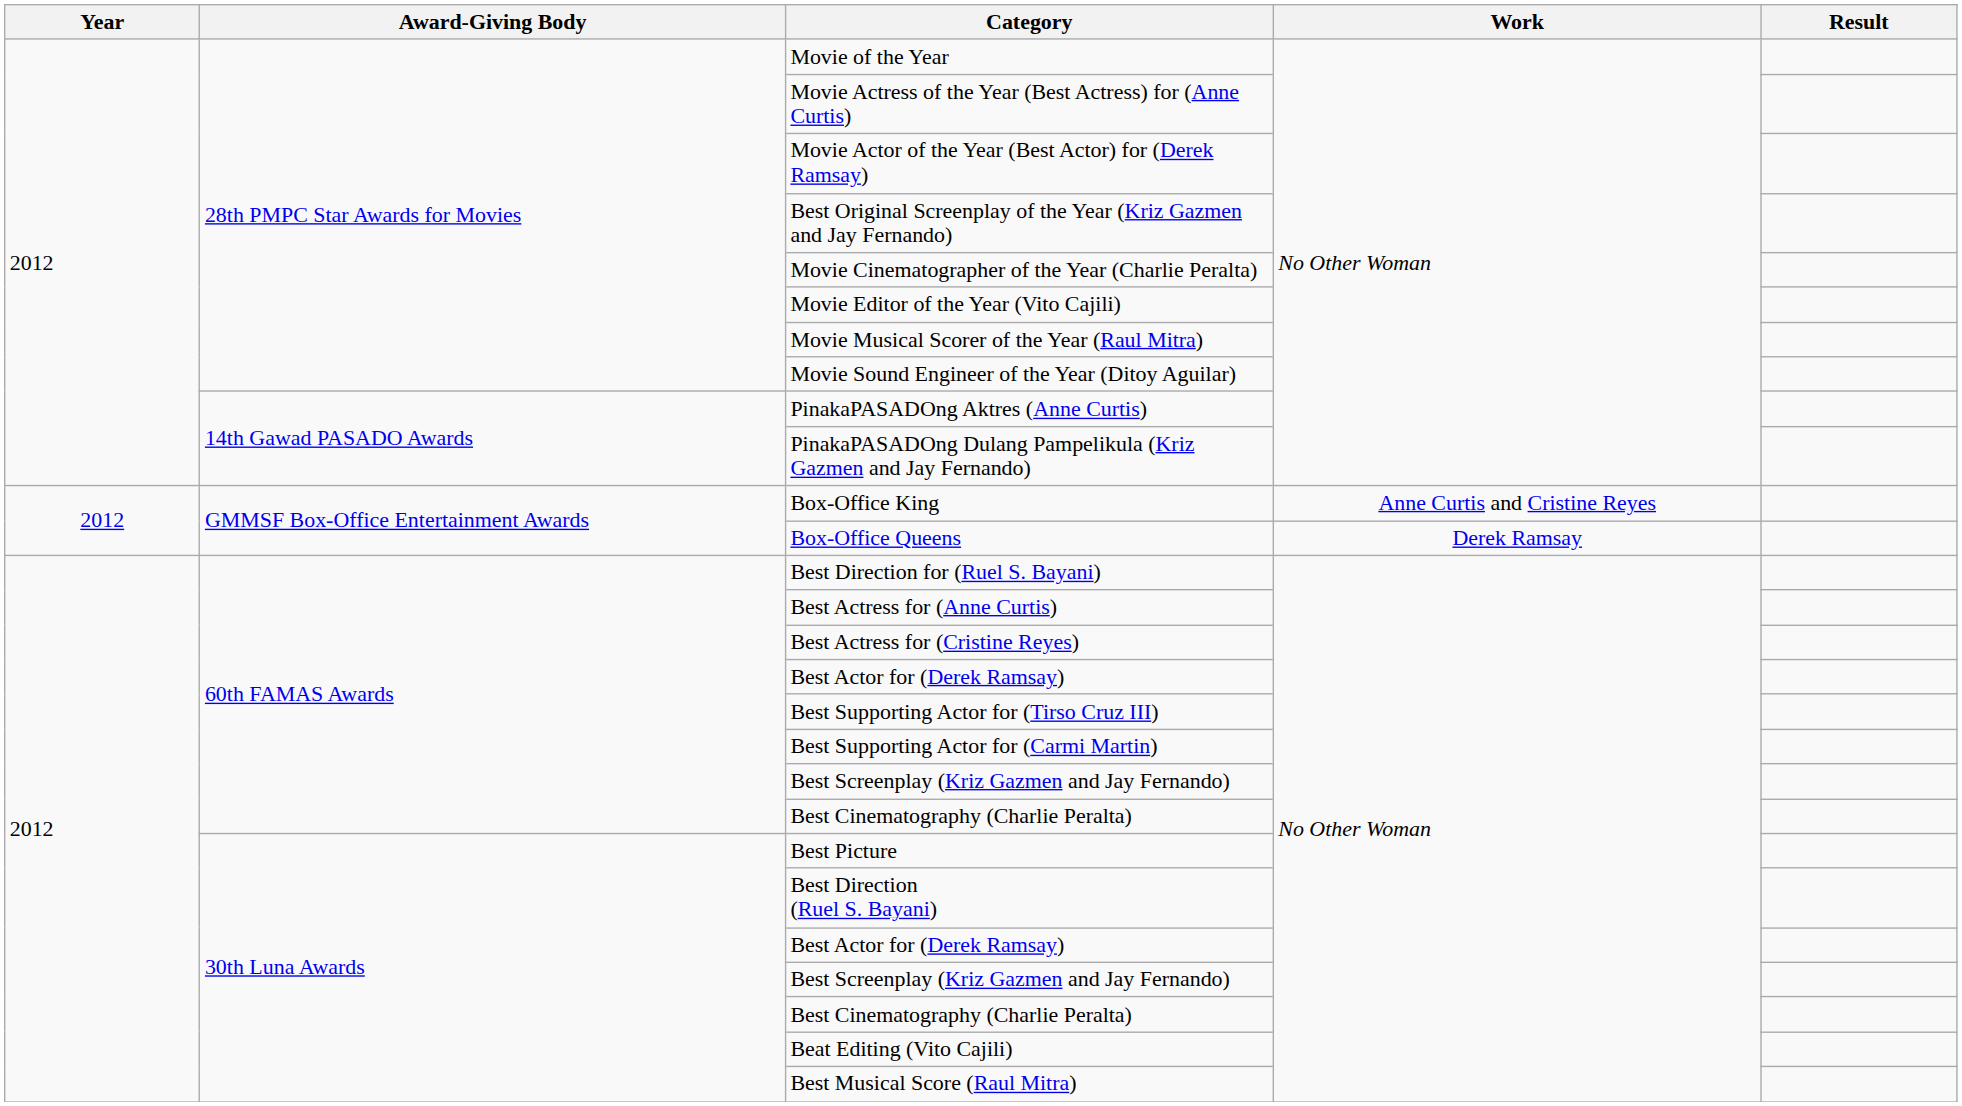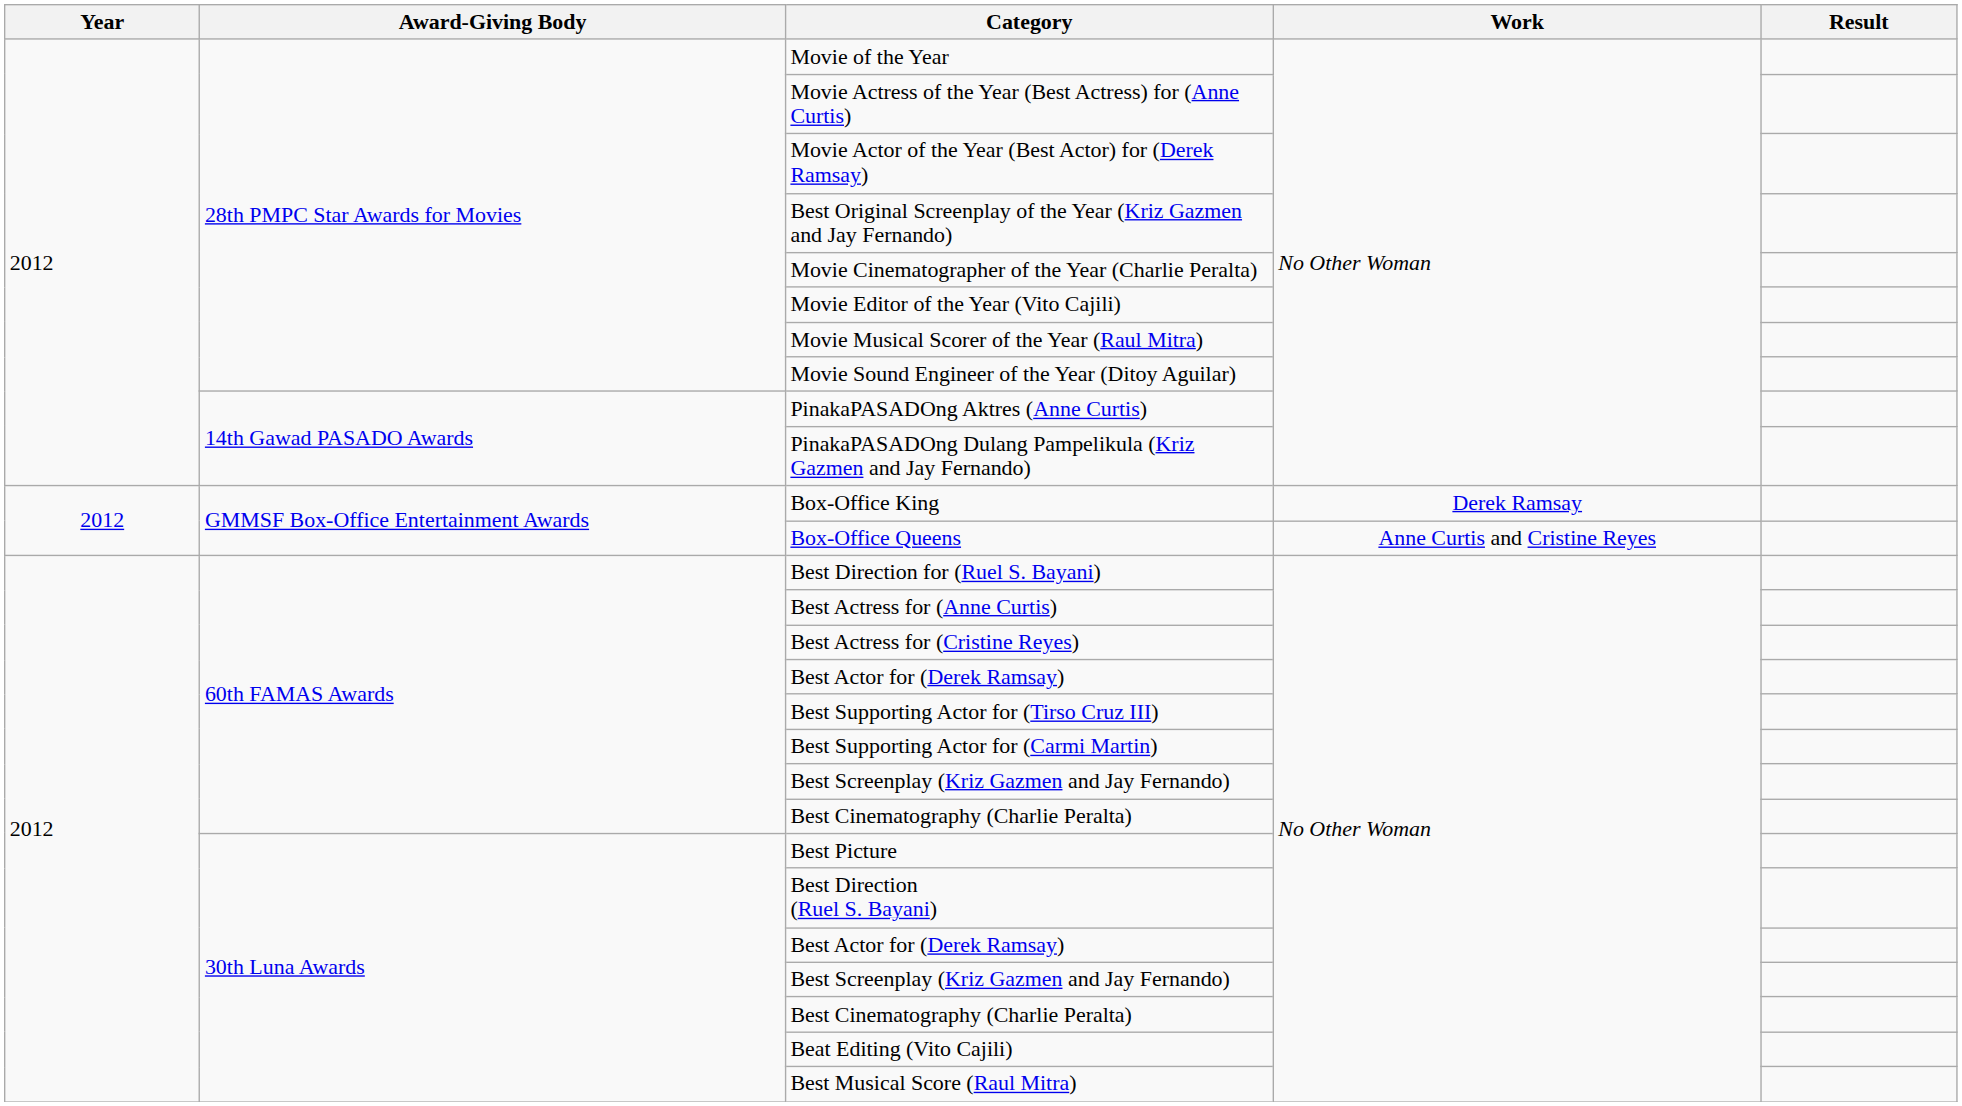(1517, 502) Anne Curtis and Cristine Reyes -> (1517, 502) Derek Ramsay
(1517, 537) Derek Ramsay -> (1517, 537) Anne Curtis and Cristine Reyes
